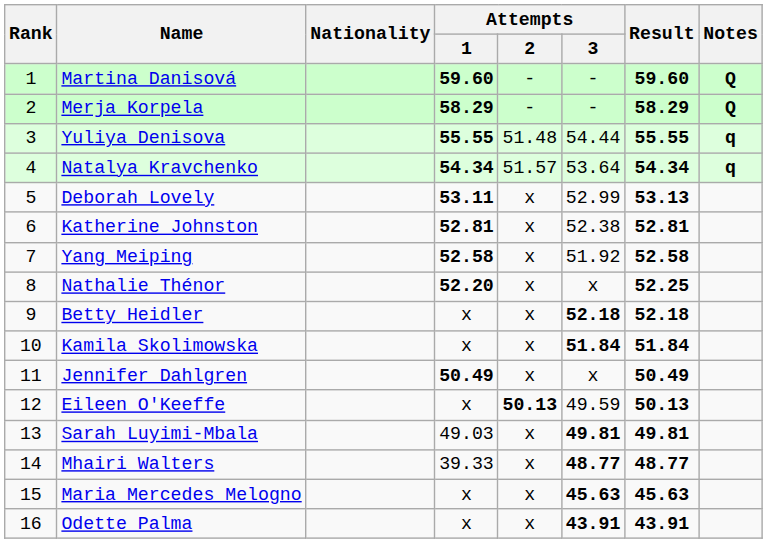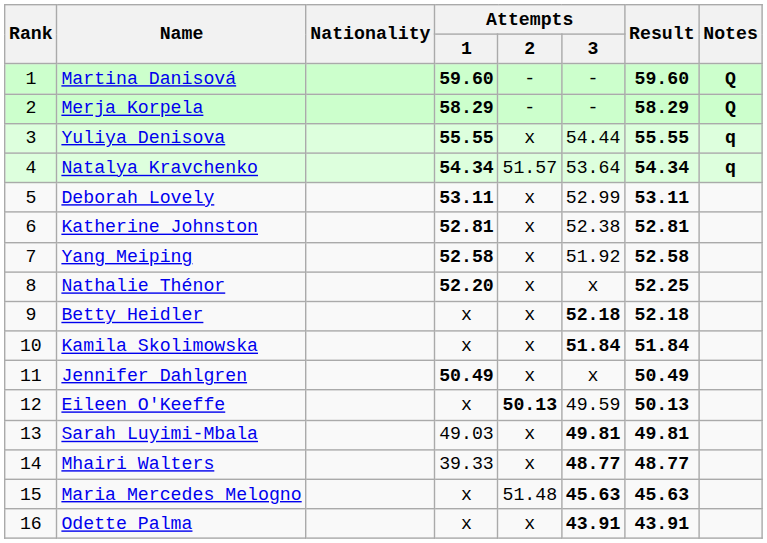(530, 138) 51.48 -> (530, 138) x
(662, 198) 53.13 -> (662, 198) 53.11
(530, 494) x -> (530, 494) 51.48
